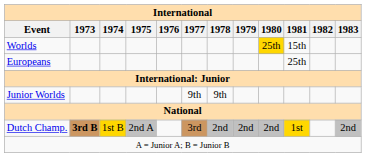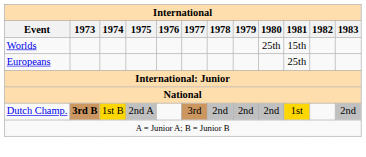(271, 45) gold background -> (271, 45) no background
- row: (36, 95)
